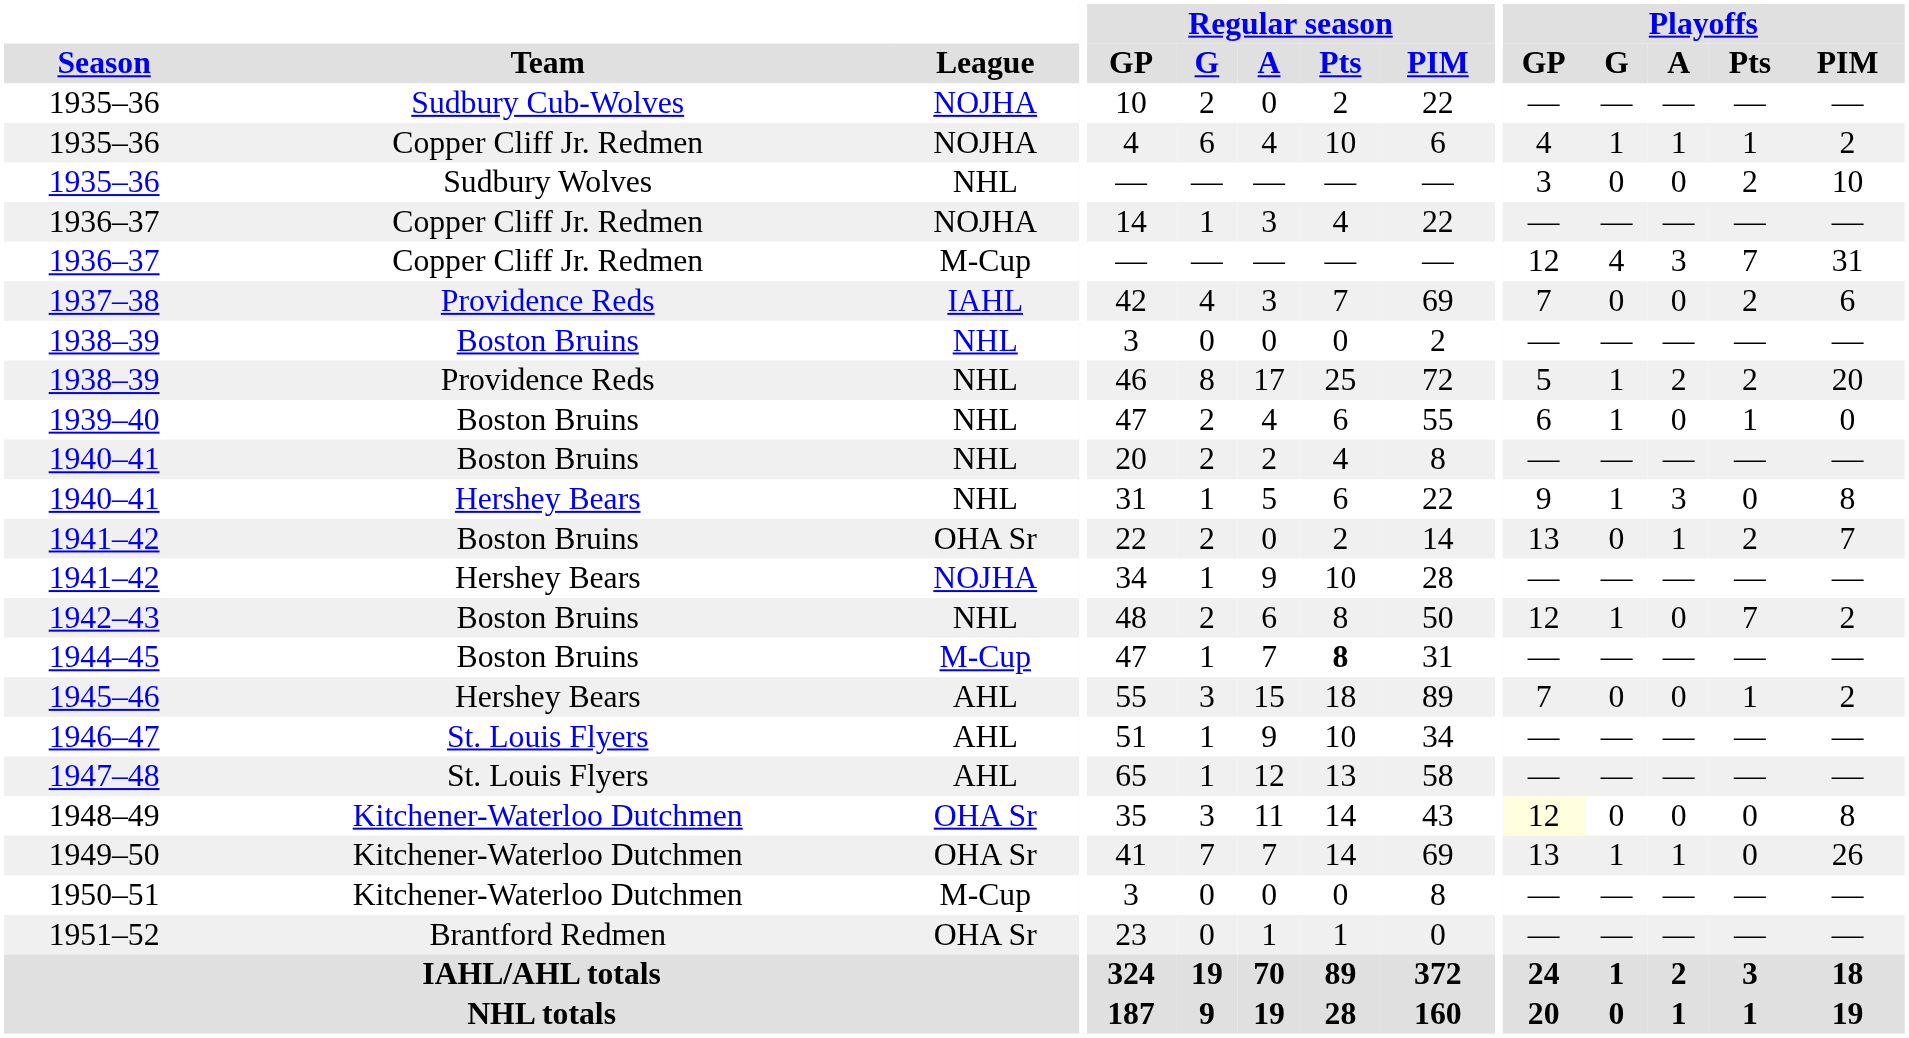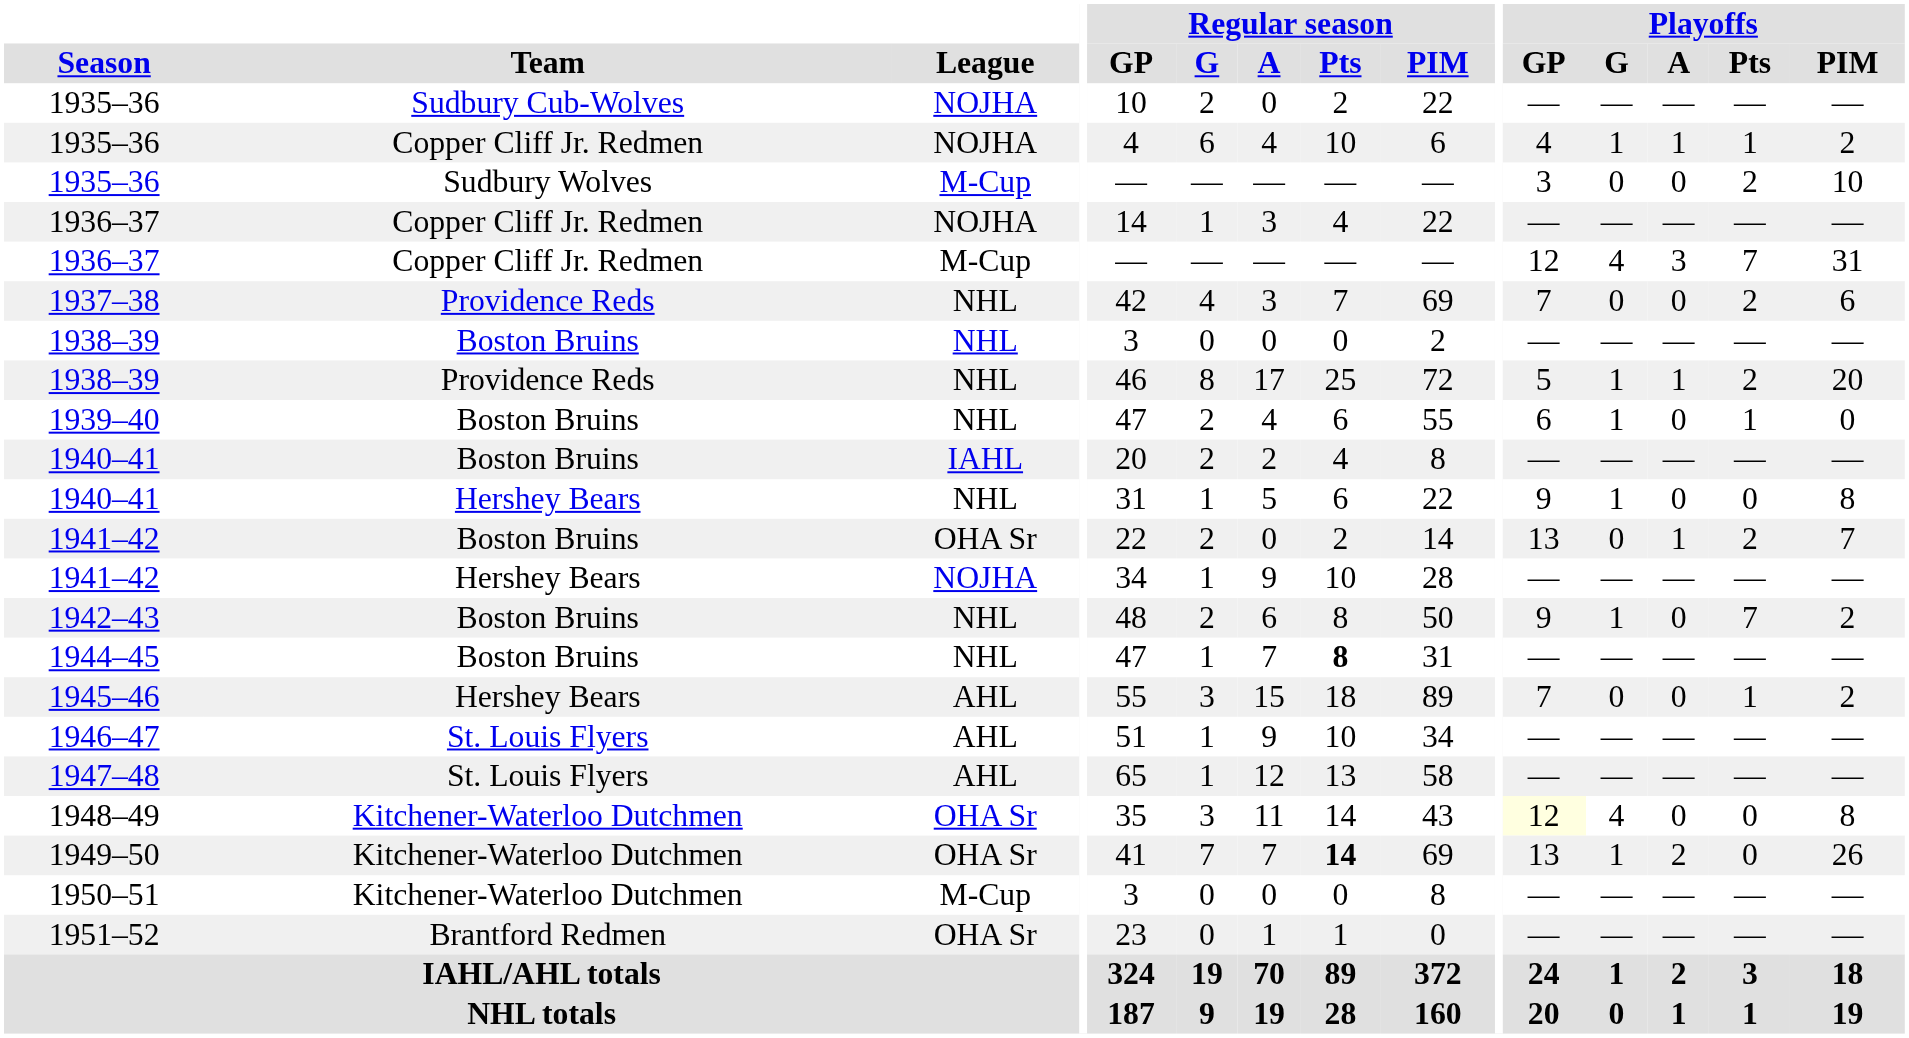(985, 181) NHL -> (985, 181) M-Cup
(985, 300) IAHL -> (985, 300) NHL
(1679, 379) 2 -> (1679, 379) 1
(985, 458) NHL -> (985, 458) IAHL
(1679, 498) 3 -> (1679, 498) 0
(1544, 617) 12 -> (1544, 617) 9
(985, 656) M-Cup -> (985, 656) NHL
(1617, 815) 0 -> (1617, 815) 4
(1340, 854) normal -> (1340, 854) bold
(1679, 854) 1 -> (1679, 854) 2
